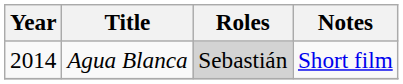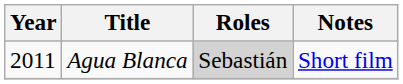(33, 59) 2014 -> (33, 59) 2011
